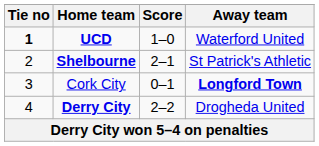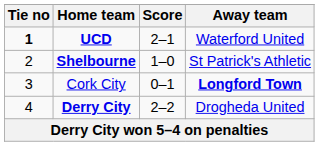(162, 38) 1–0 -> (162, 38) 2–1
(162, 61) 2–1 -> (162, 61) 1–0
